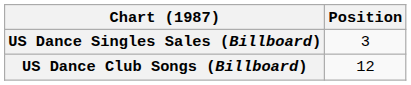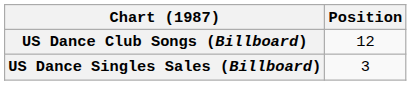rows swapped: (165, 67) <-> (165, 42)
